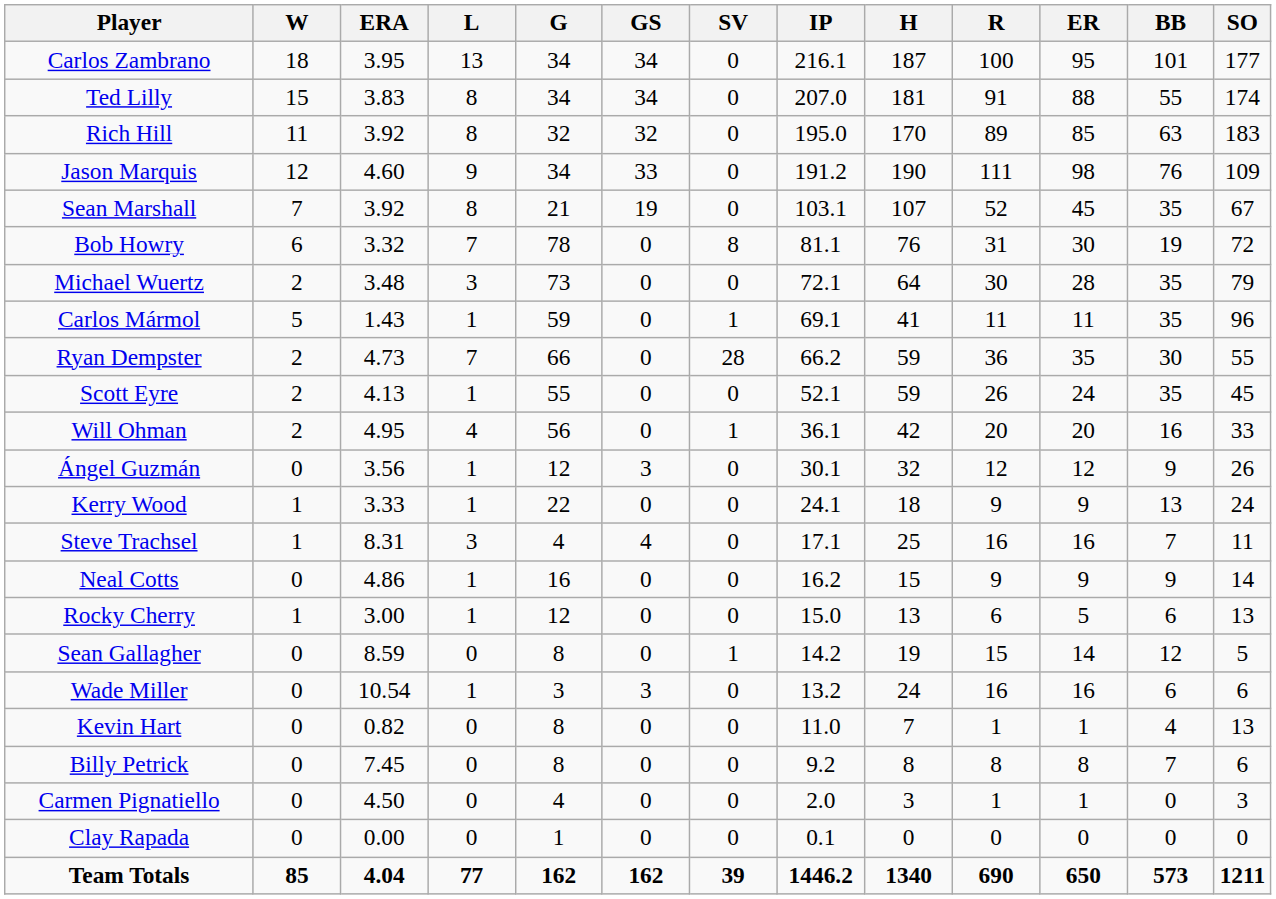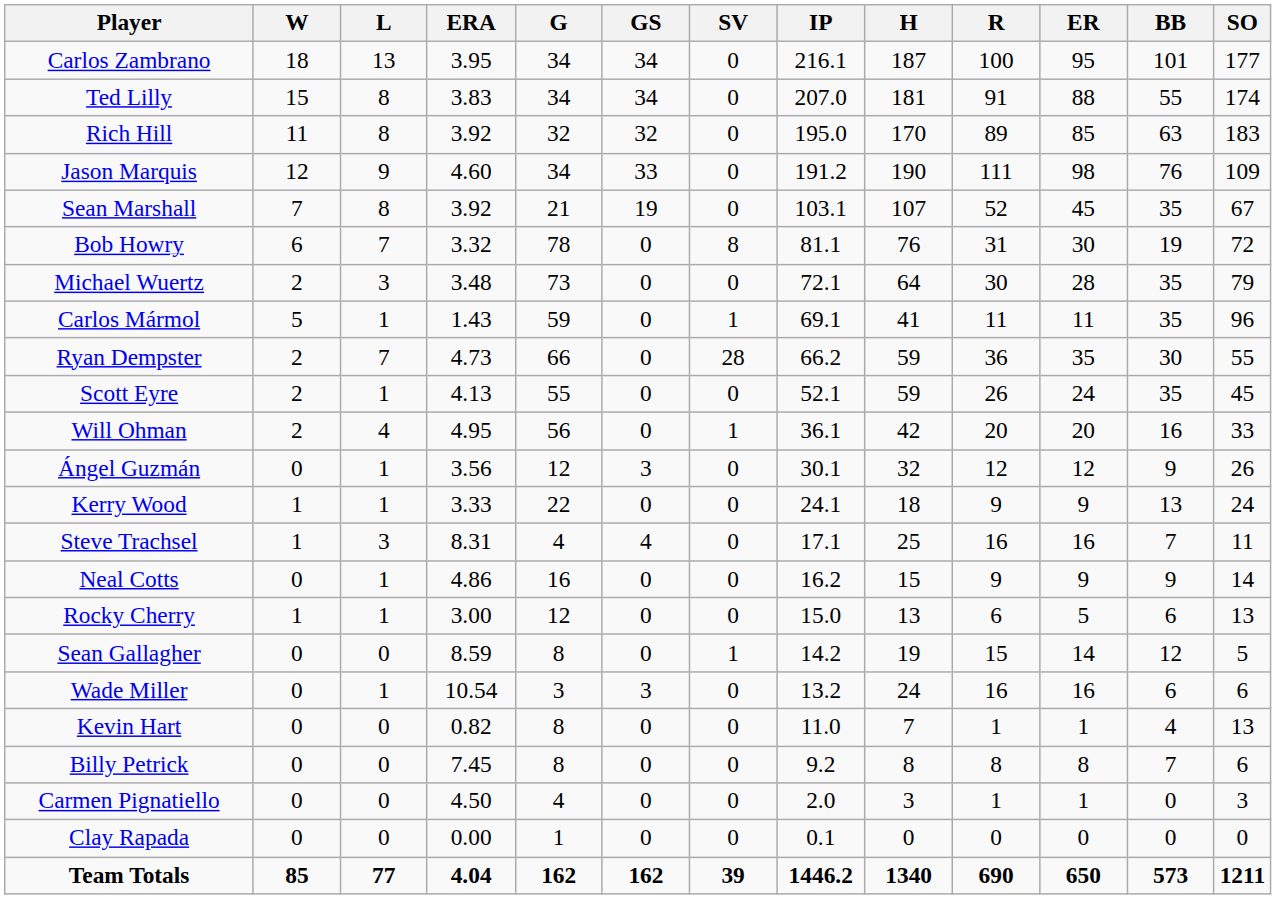columns swapped: (472, 23) <-> (384, 23)
